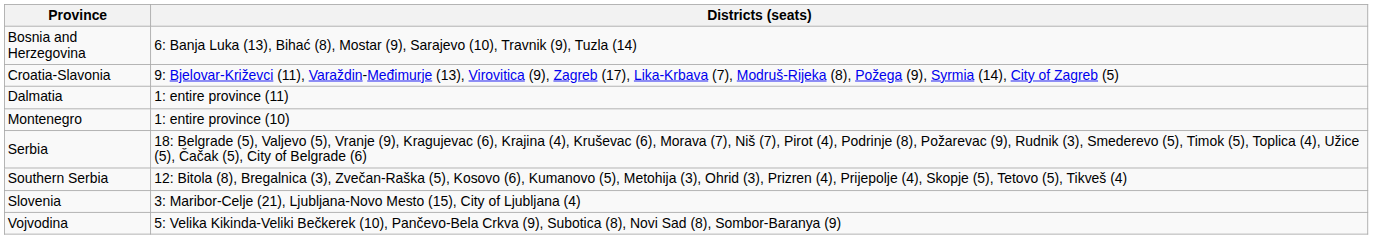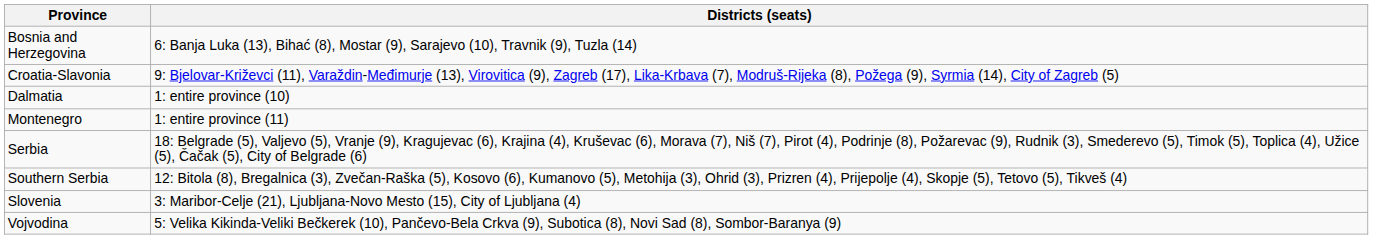(221, 97) 1: entire province (11) -> (222, 97) 1: entire province (10)
(222, 119) 1: entire province (10) -> (221, 119) 1: entire province (11)
